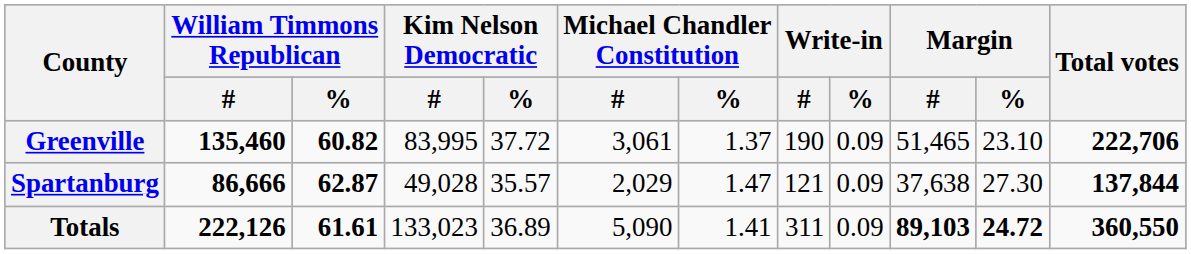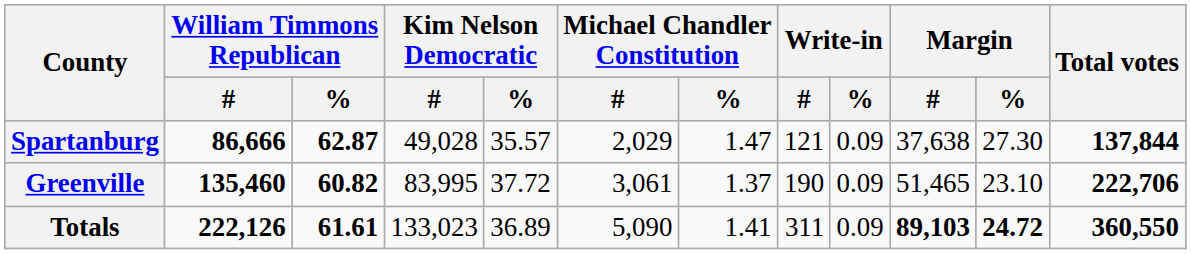rows swapped: (85, 141) <-> (85, 183)
